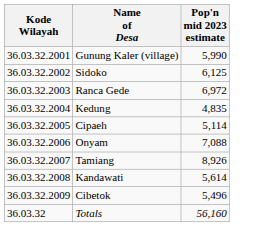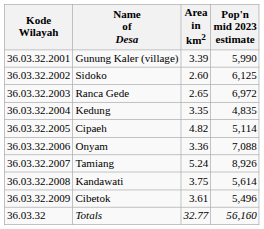+ column: (196, 27)
